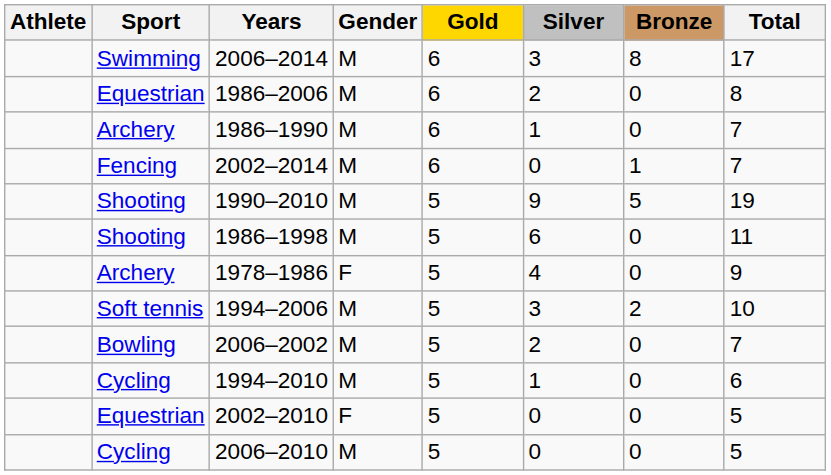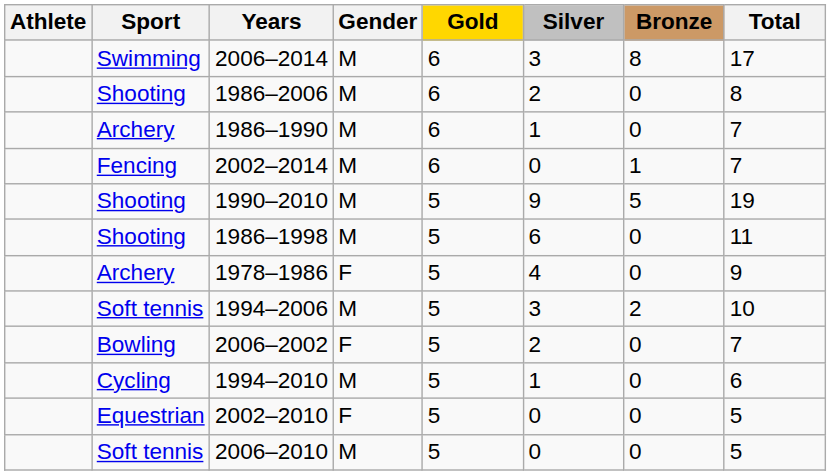(151, 93) Equestrian -> (141, 93) Shooting
(348, 344) M -> (345, 344) F
(134, 451) Cycling -> (150, 451) Soft tennis
